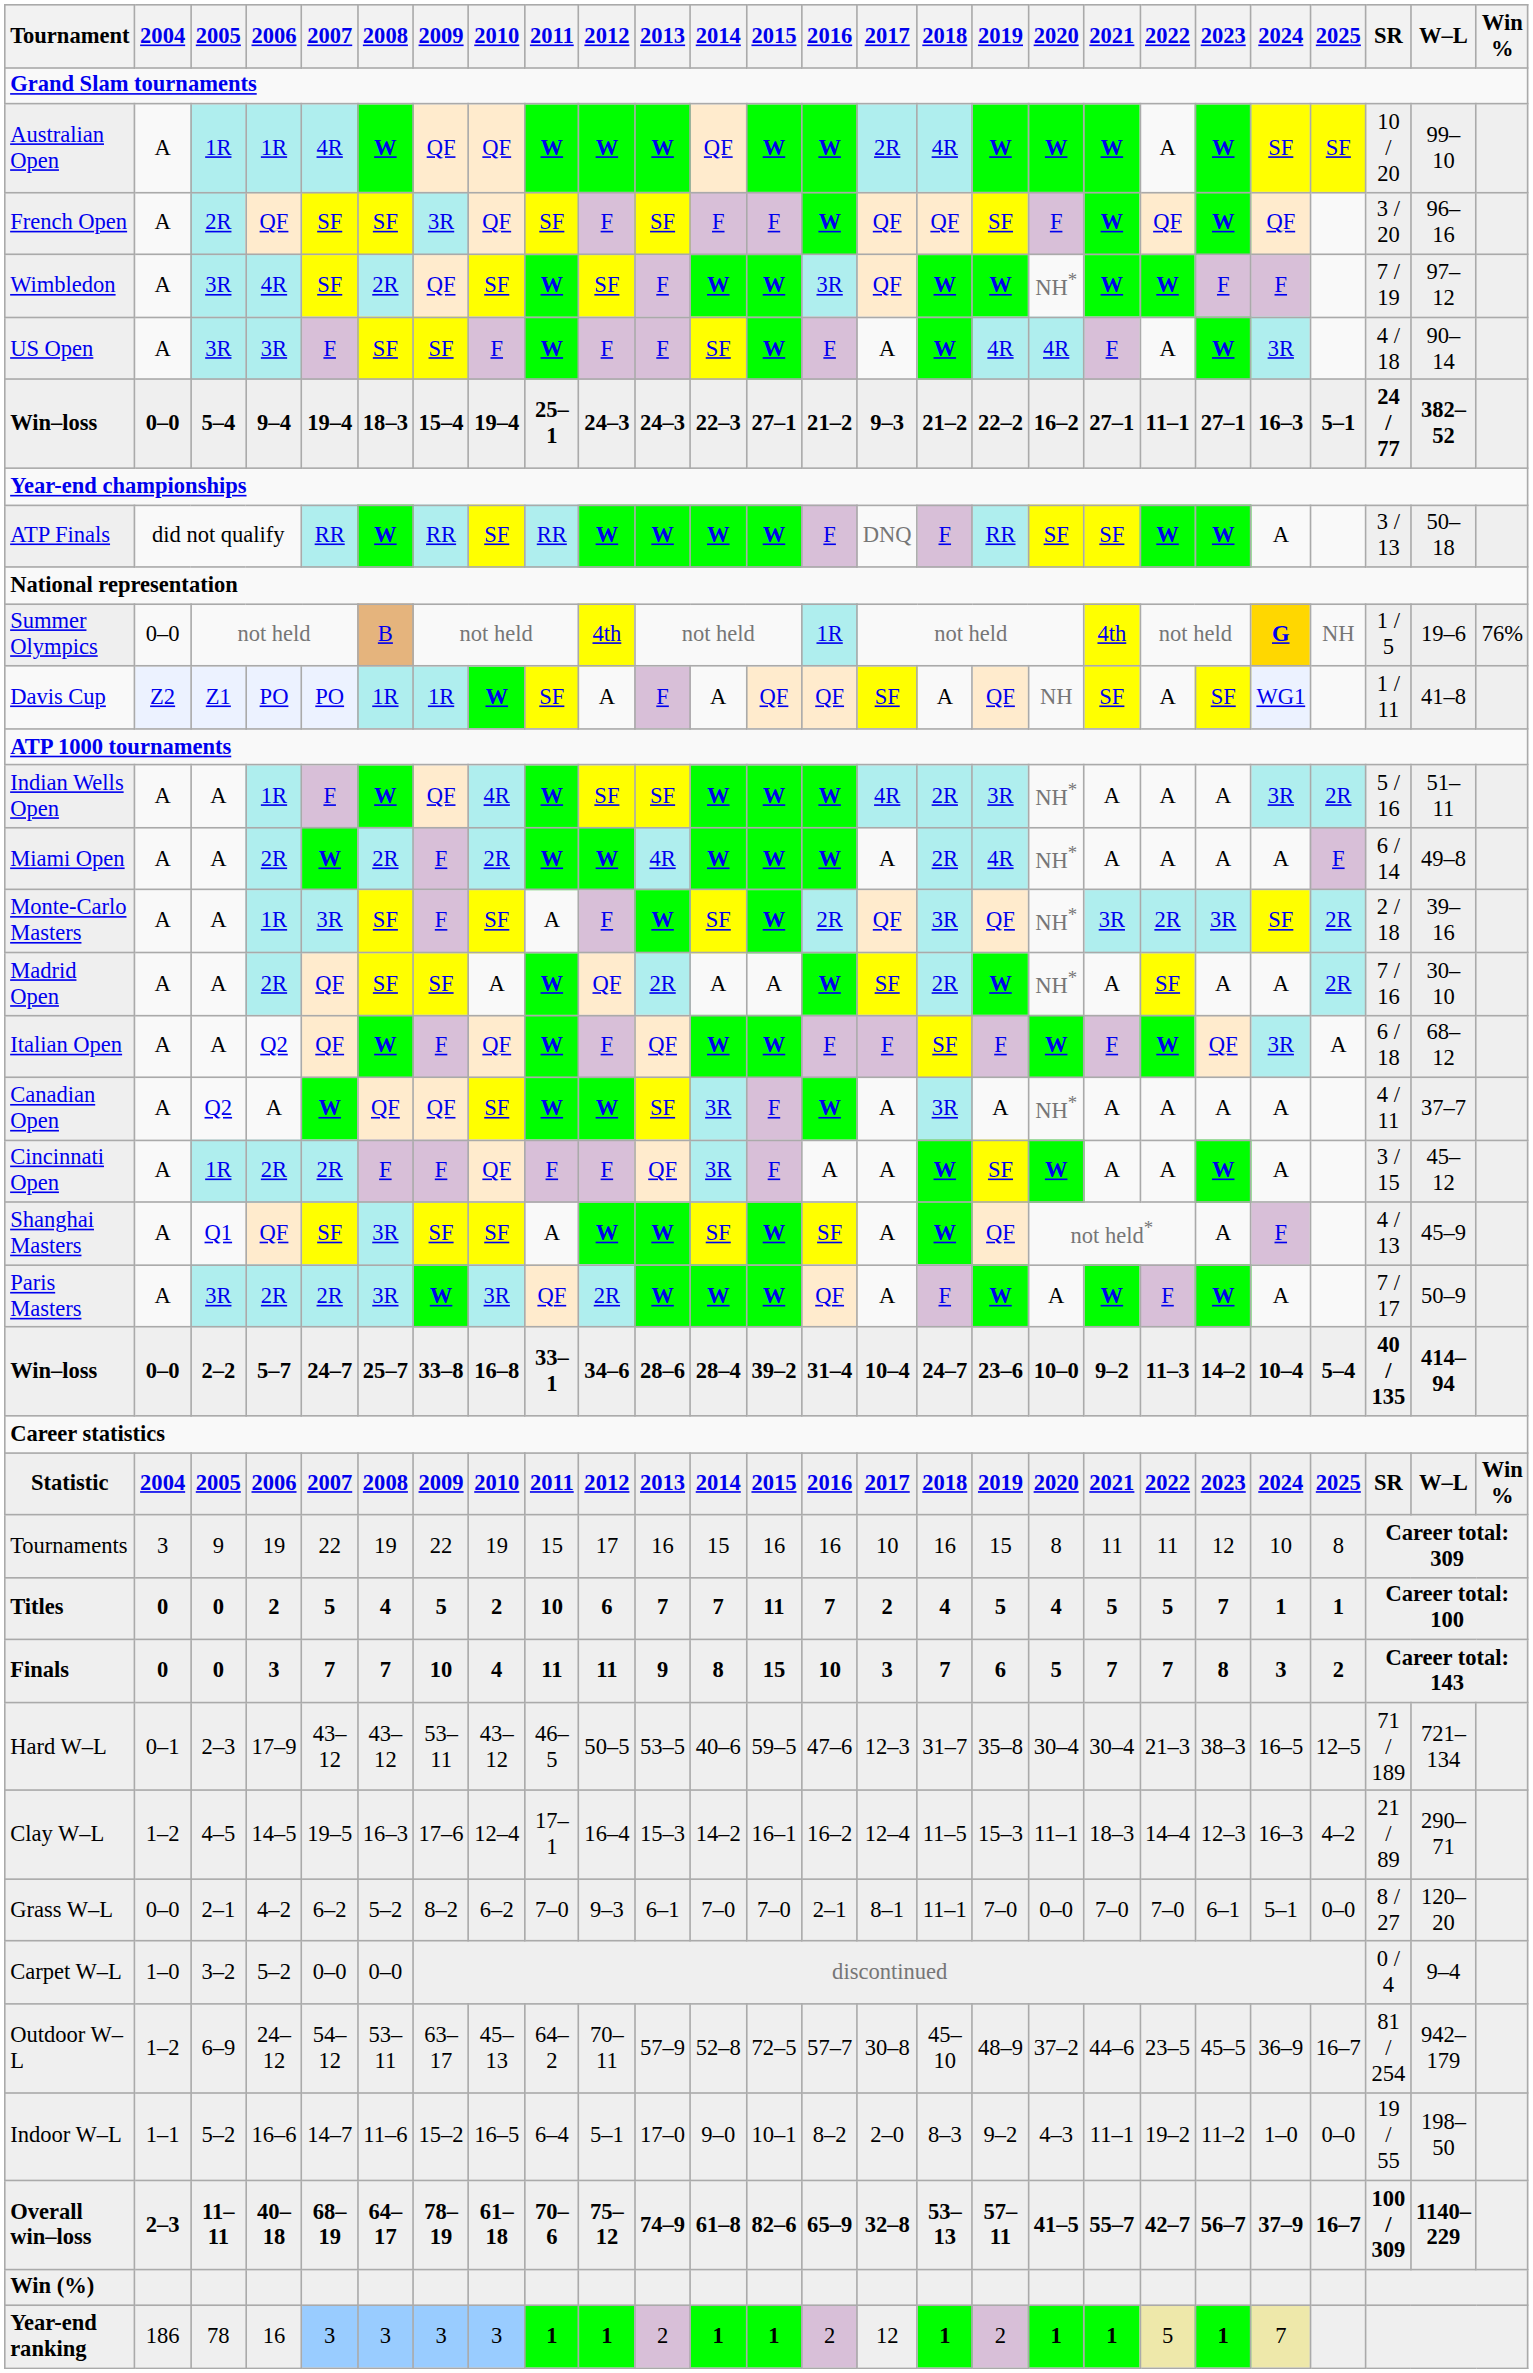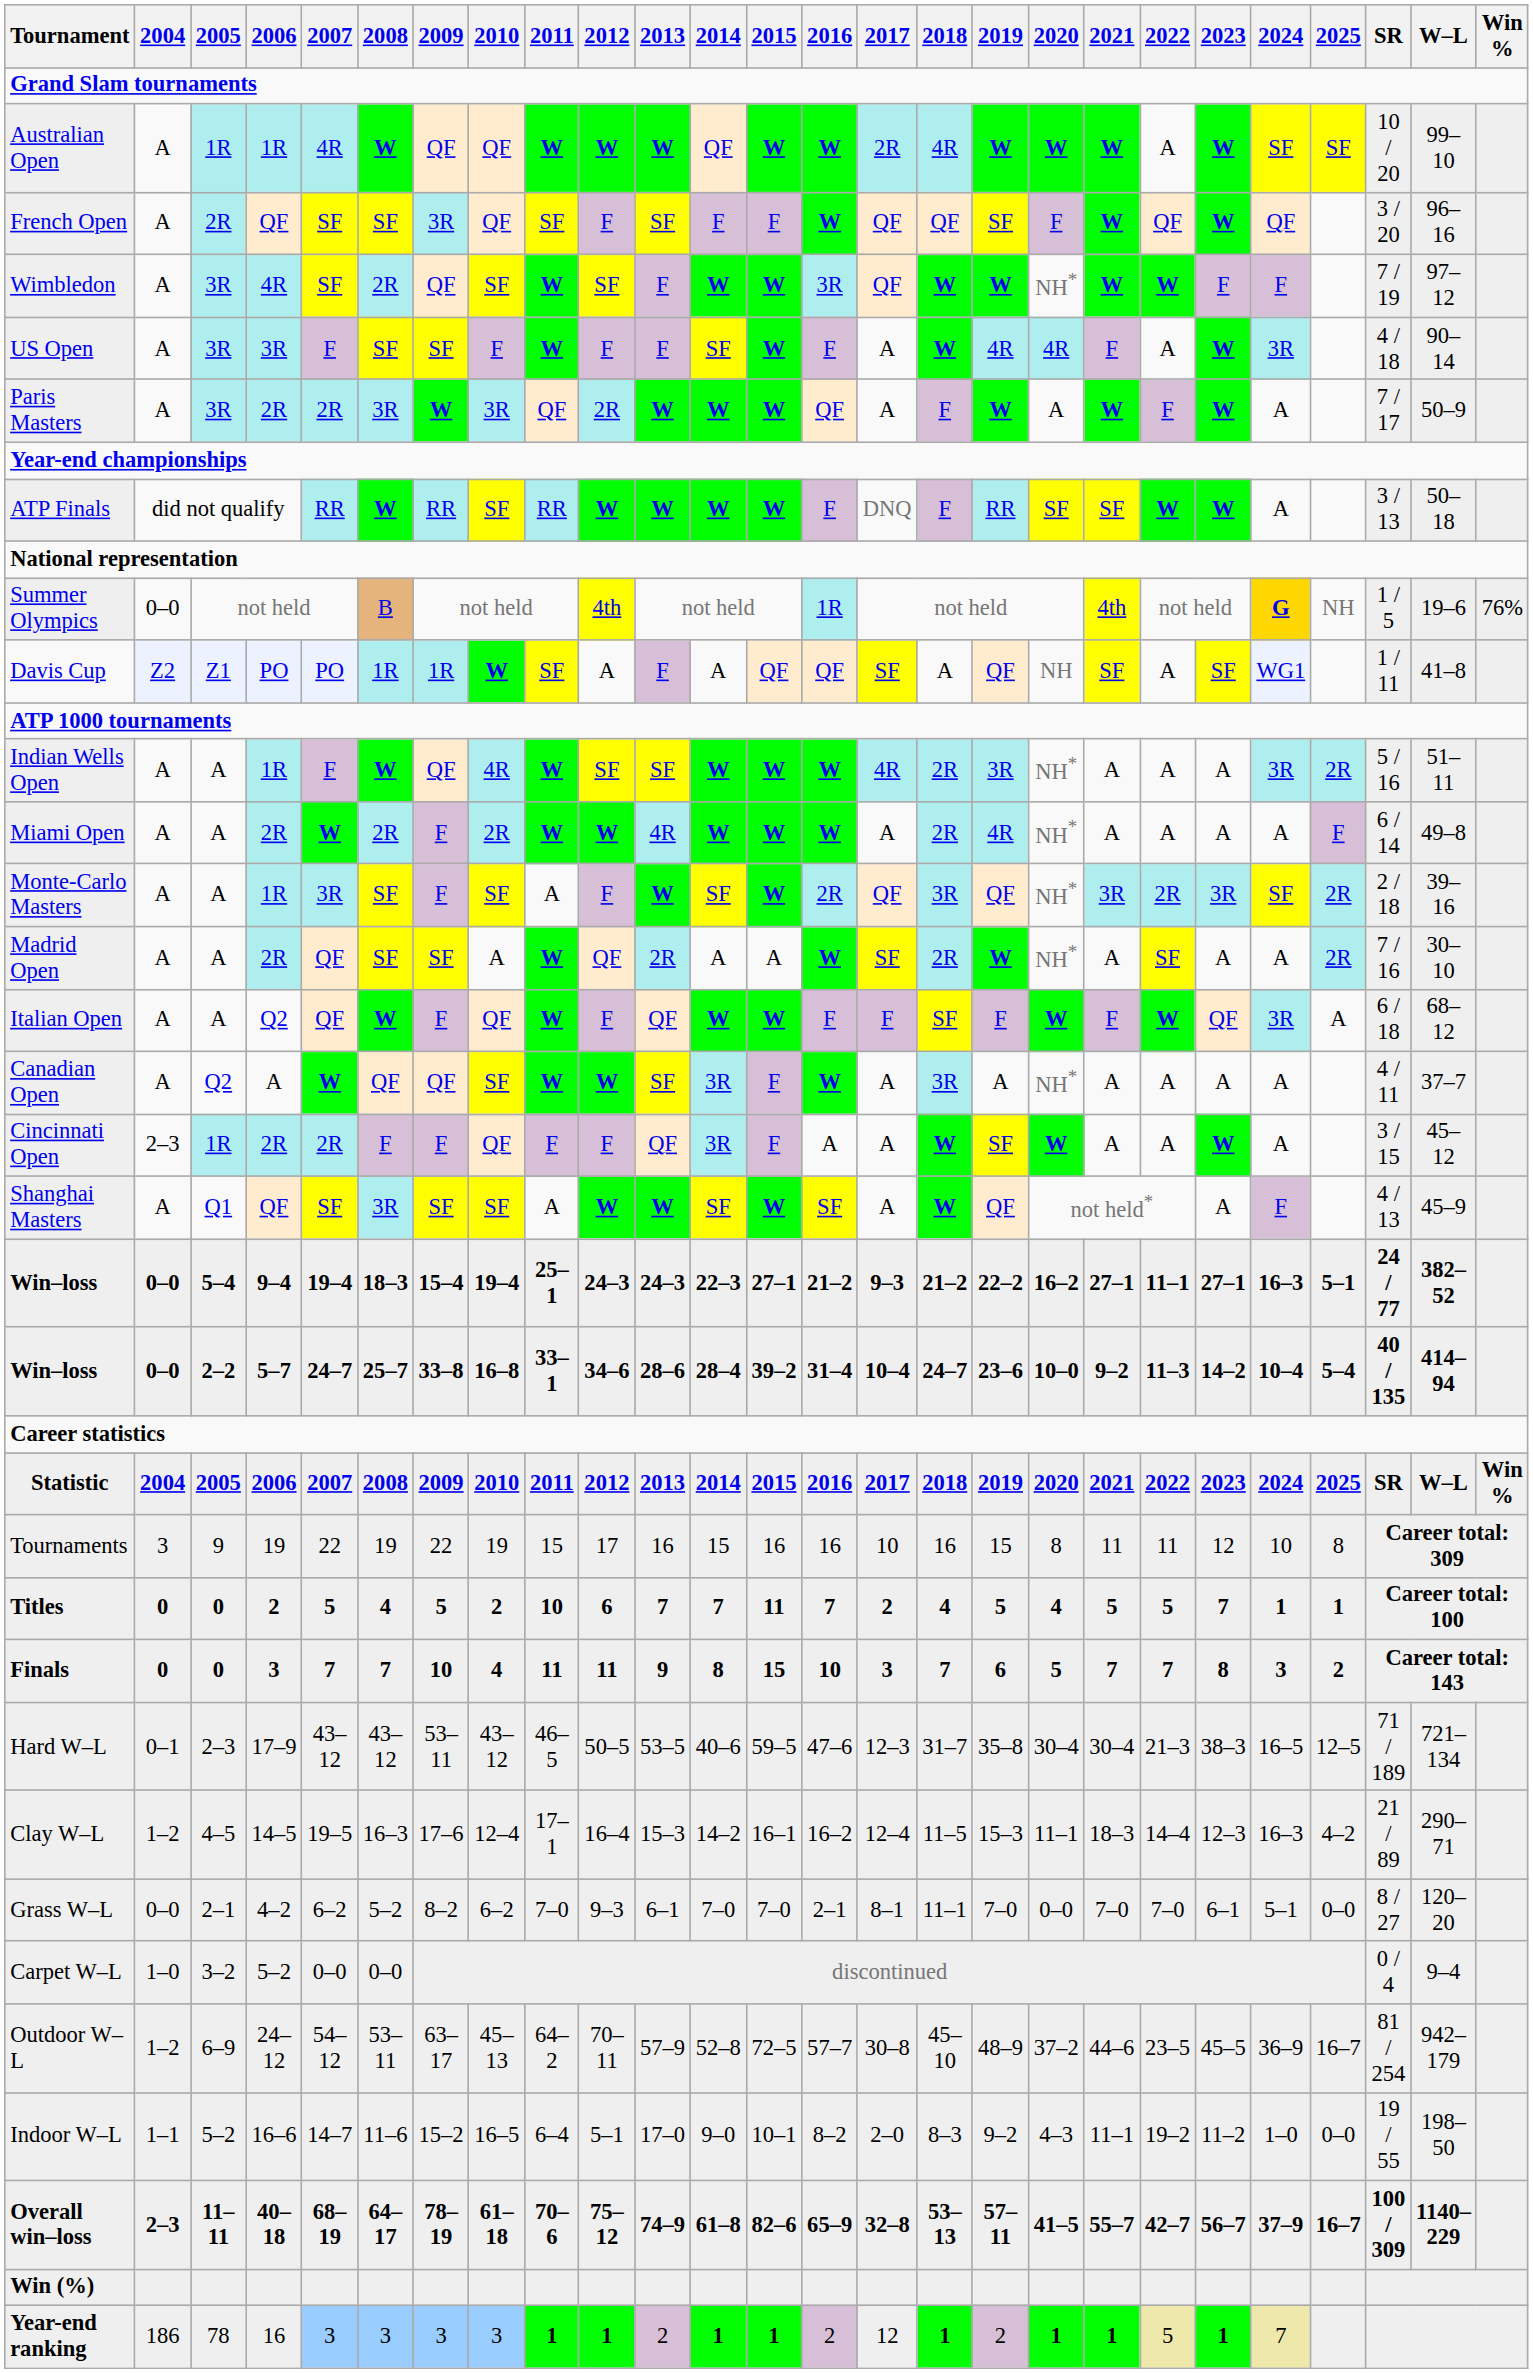rows swapped: (54, 423) <-> (46, 1295)
(163, 1170) A -> (163, 1144) 2–3
